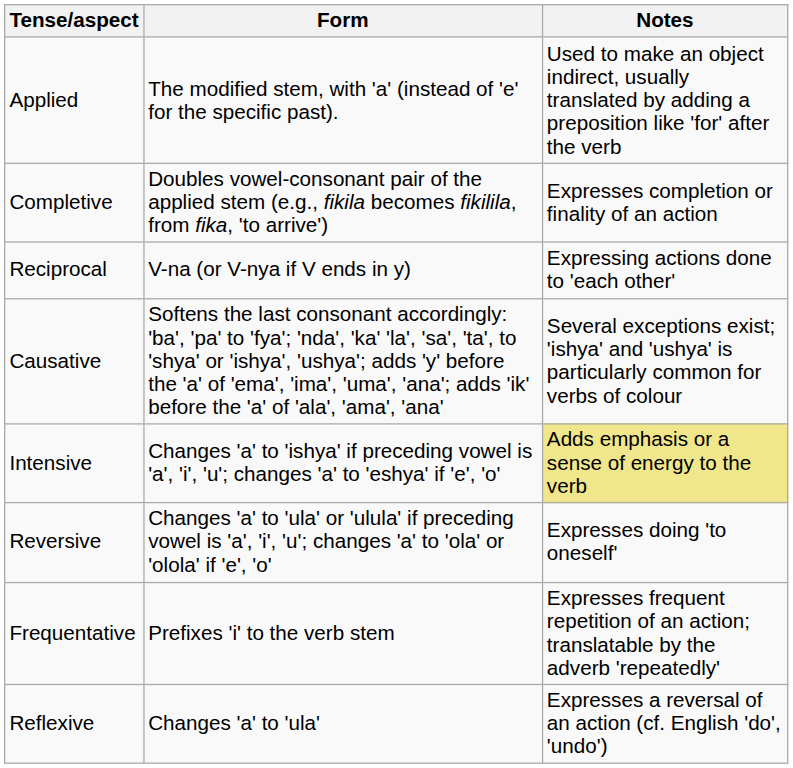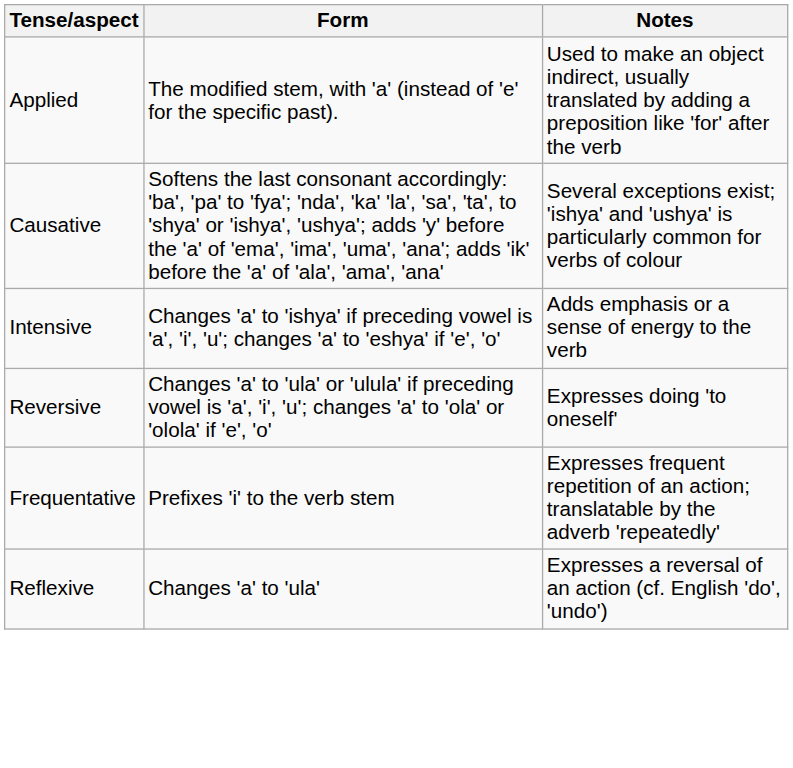- row: (61, 202)
- row: (58, 269)
(649, 463) khaki background -> (649, 328) no background
